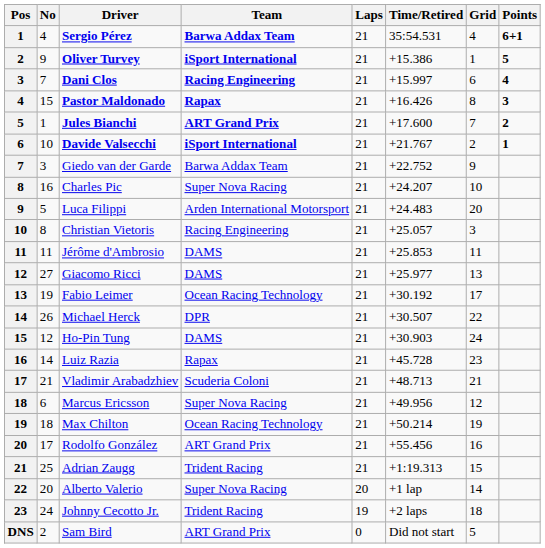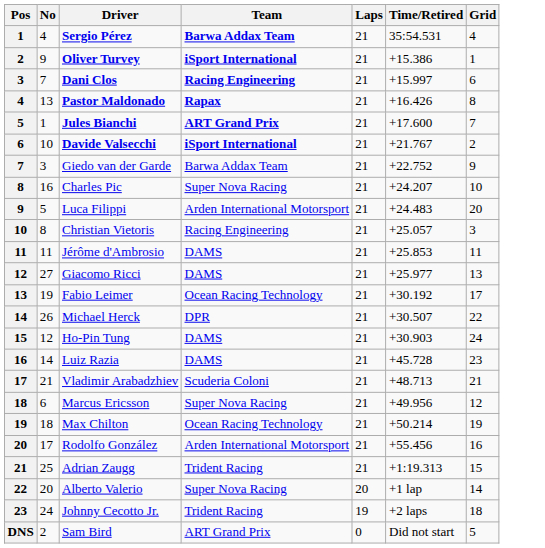- column: (520, 14)
(46, 101) 15 -> (46, 101) 13
(201, 359) Rapax -> (203, 359) DAMS
(227, 445) ART Grand Prix -> (267, 445) Arden International Motorsport
